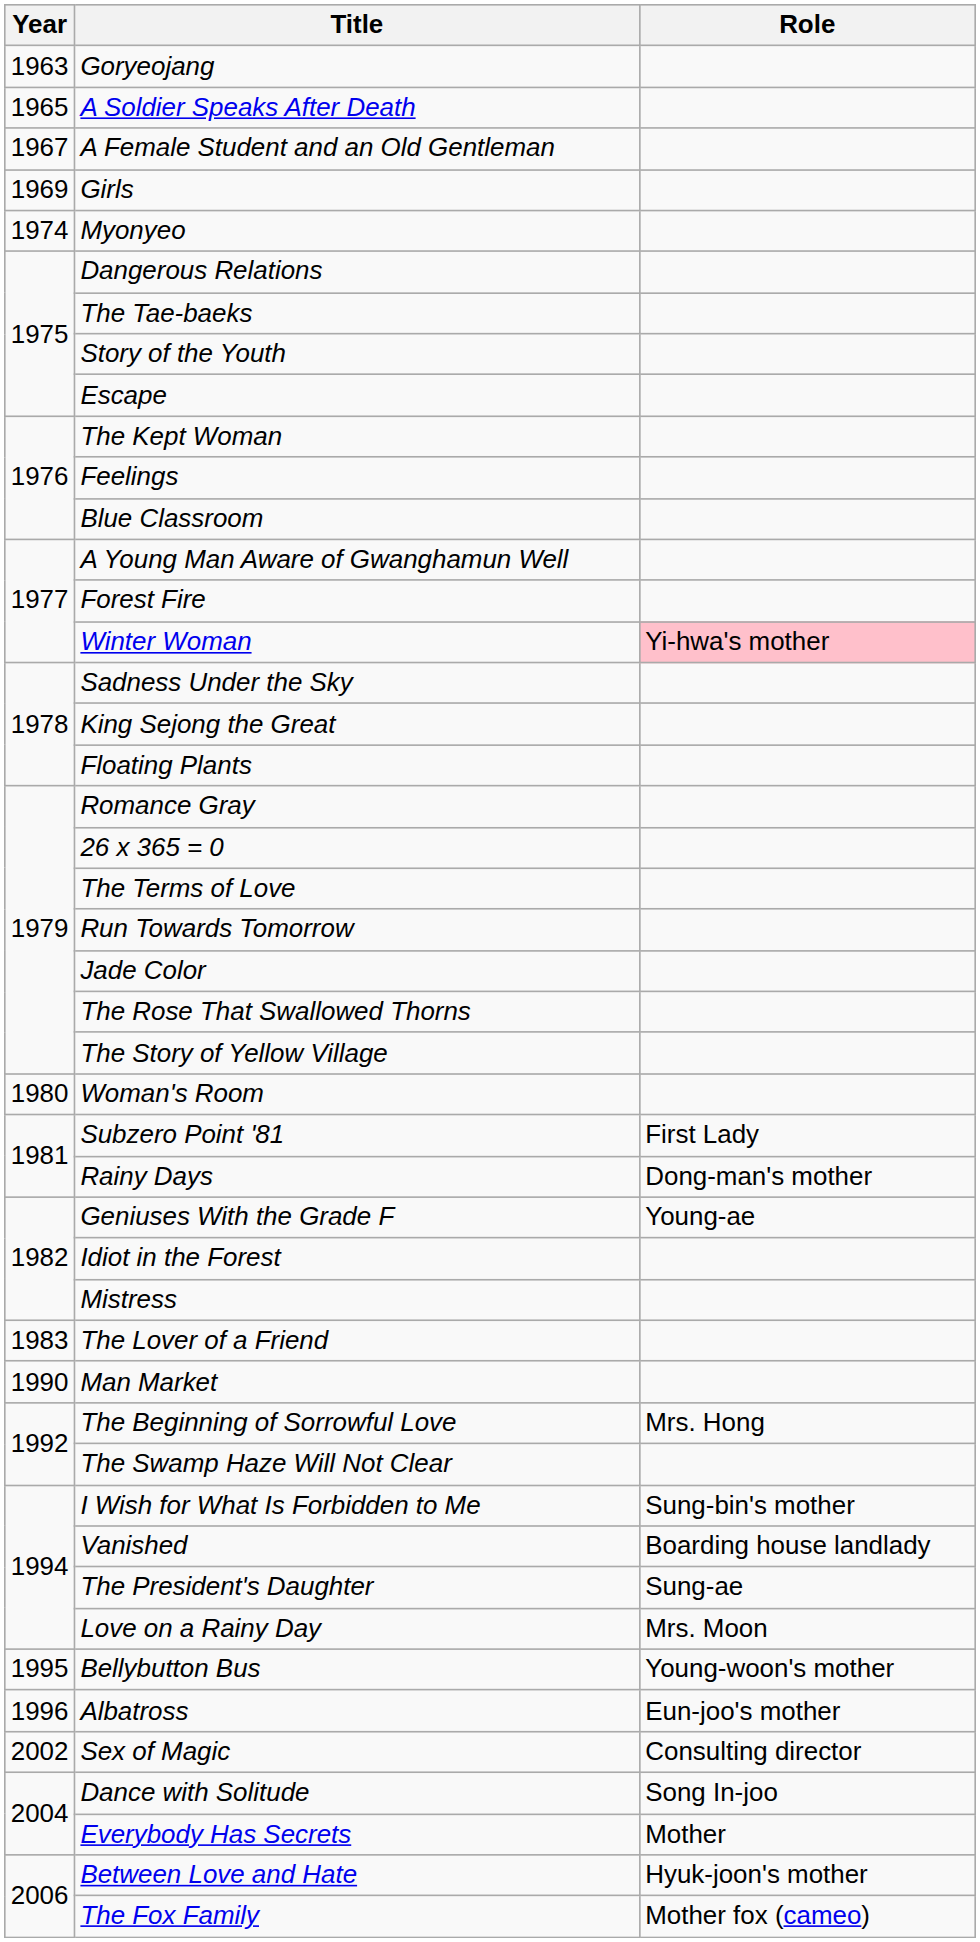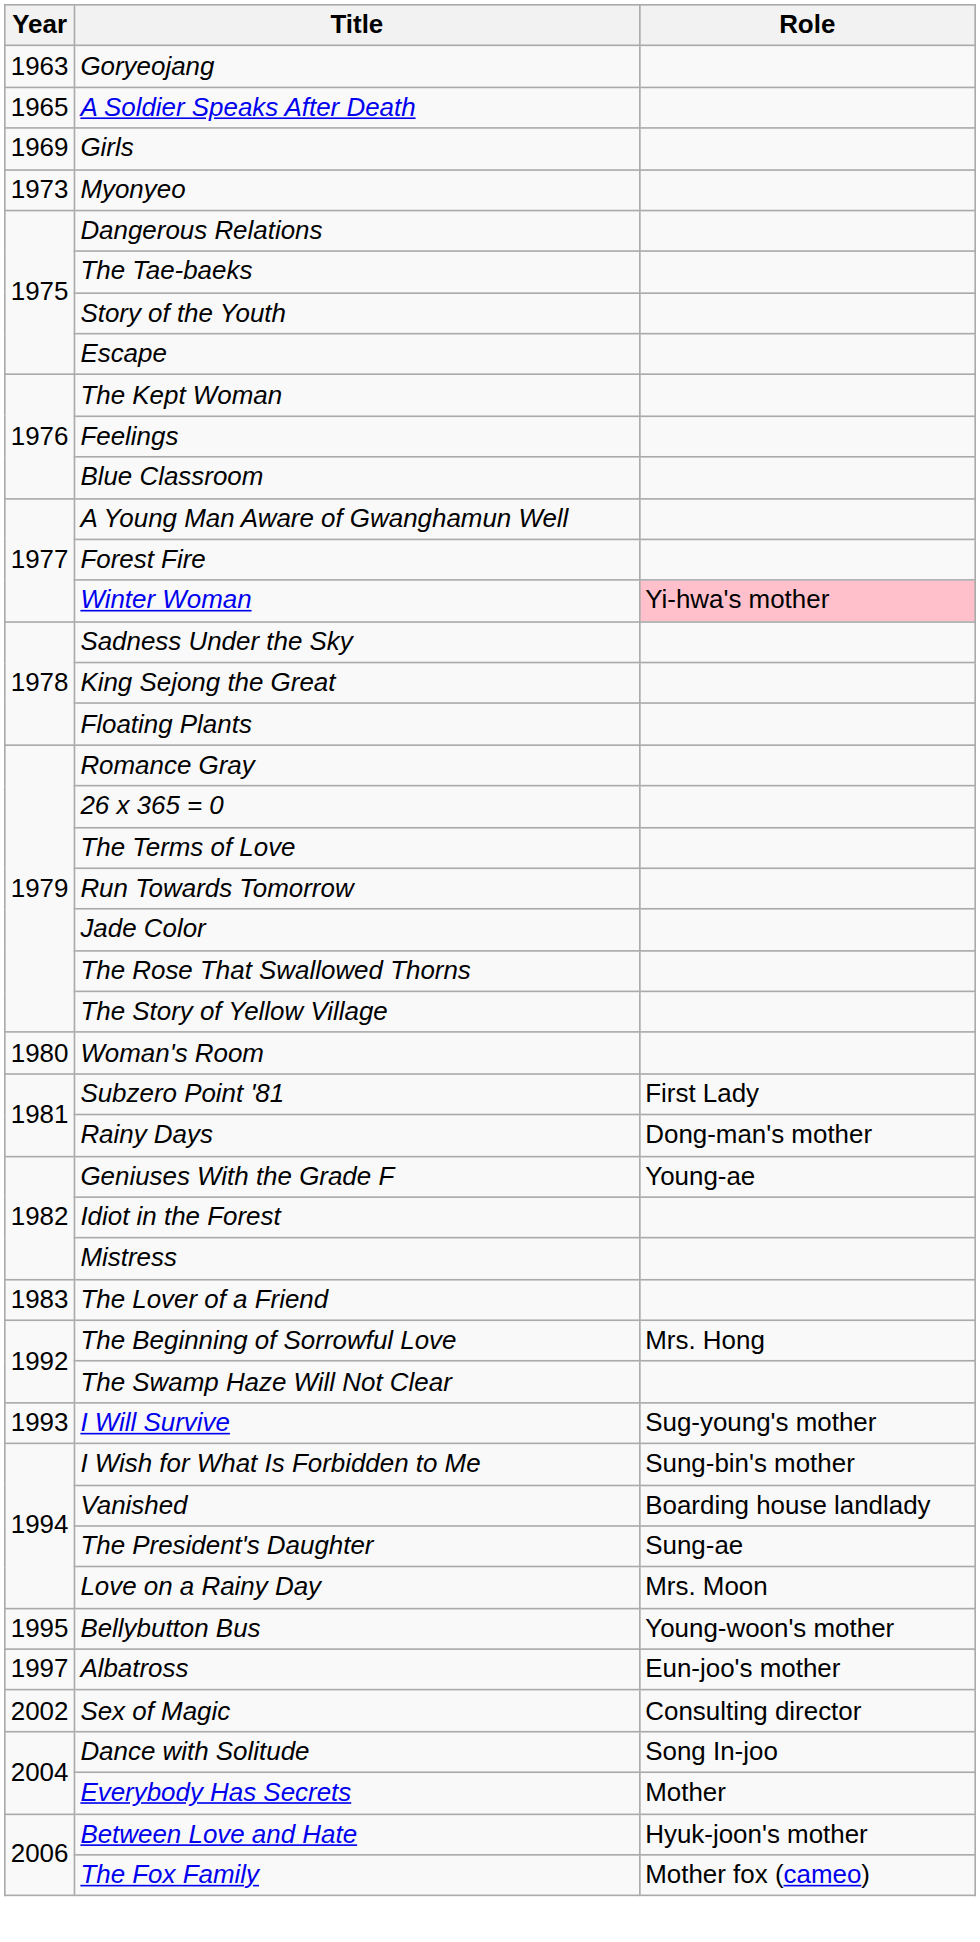- row: (318, 148)
(40, 230) 1974 -> (40, 189) 1973
- row: (149, 1381)
+ row: (155, 1422)
(40, 1710) 1996 -> (40, 1669) 1997
